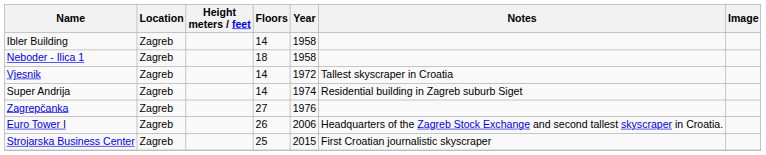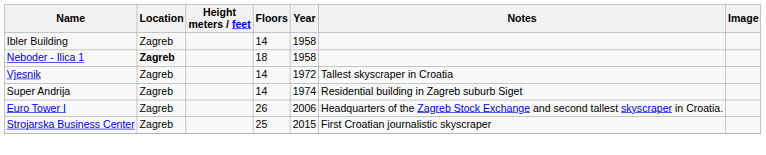(156, 58) normal -> (157, 58) bold
- row: (38, 108)
